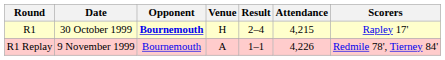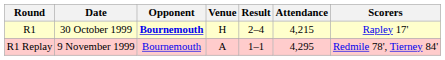(302, 47) 4,226 -> (302, 47) 4,295
